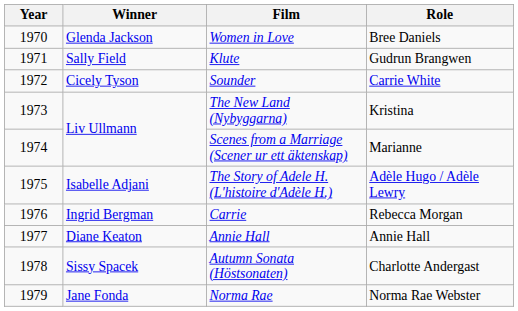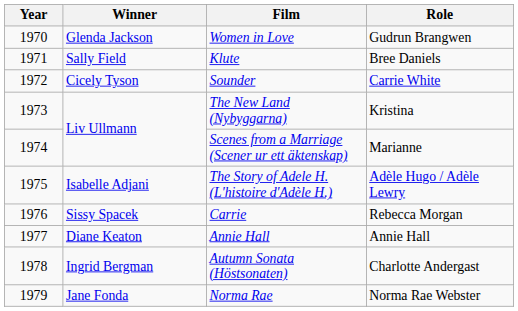(405, 37) Bree Daniels -> (420, 37) Gudrun Brangwen
(420, 59) Gudrun Brangwen -> (405, 59) Bree Daniels
(110, 214) Ingrid Bergman -> (102, 214) Sissy Spacek
(102, 265) Sissy Spacek -> (110, 265) Ingrid Bergman
